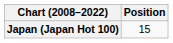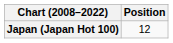(145, 29) 15 -> (145, 29) 12
